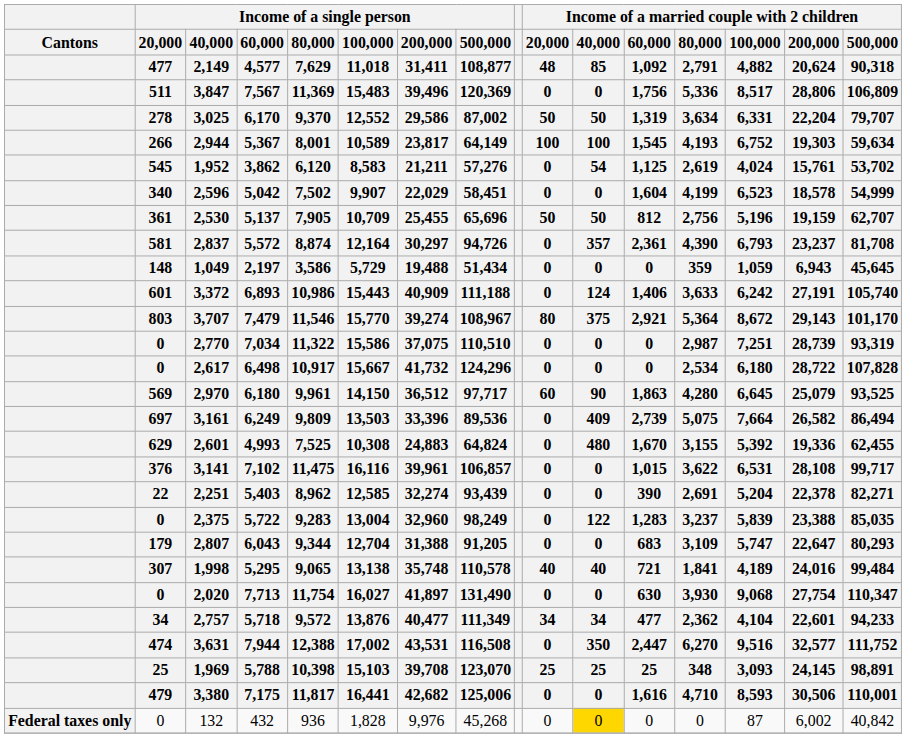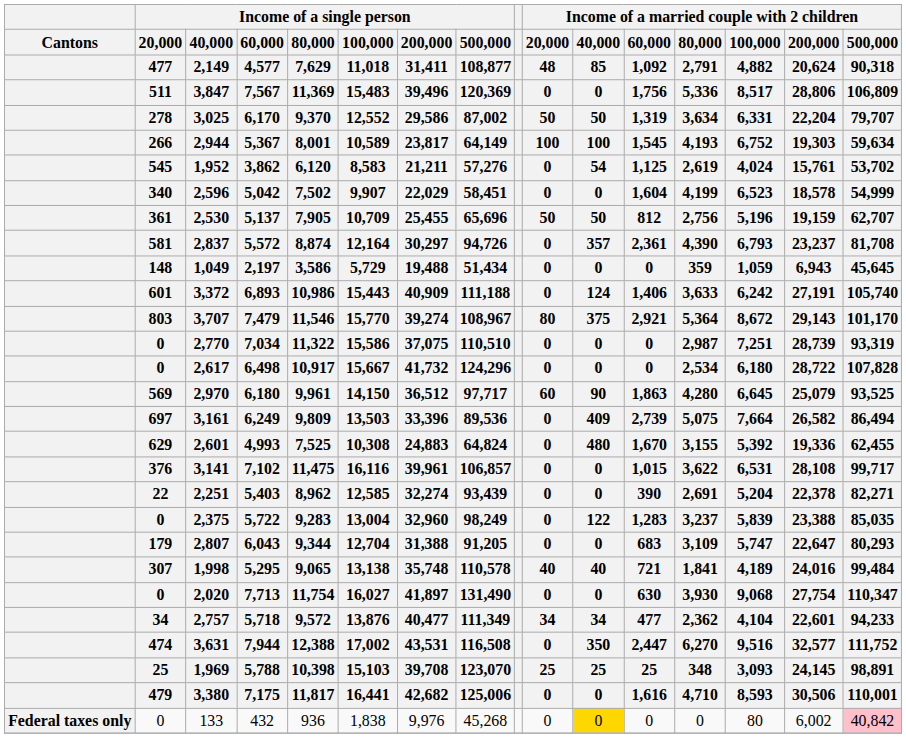(211, 720) 132 -> (211, 720) 133
(368, 720) 1,828 -> (368, 720) 1,838
(755, 720) 87 -> (755, 720) 80
(872, 720) no background -> (872, 720) pink background
